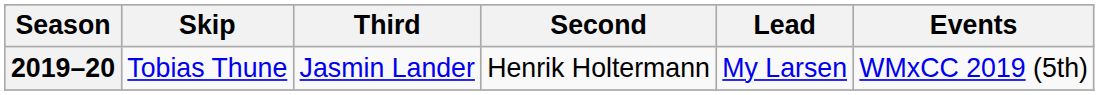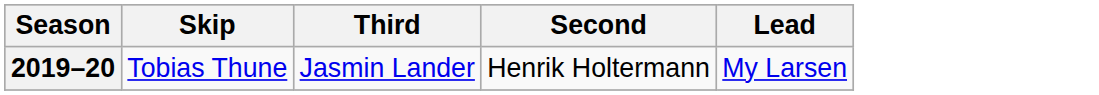- column: (974, 25)
